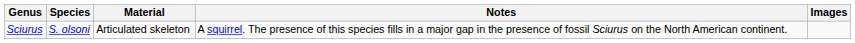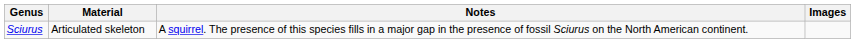- column: (70, 13)
